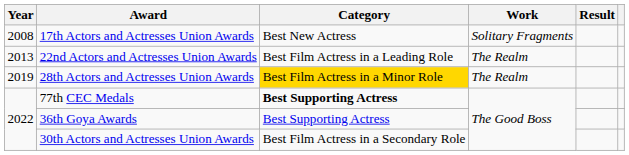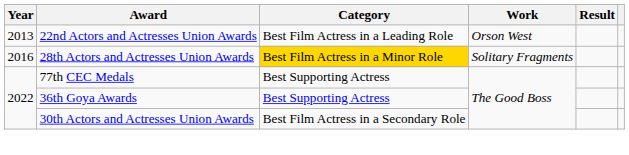- row: (147, 35)
(500, 56) The Realm -> (502, 35) Orson West
(21, 77) 2019 -> (21, 56) 2016
(500, 77) The Realm -> (522, 56) Solitary Fragments
(330, 98) bold -> (326, 77) normal
